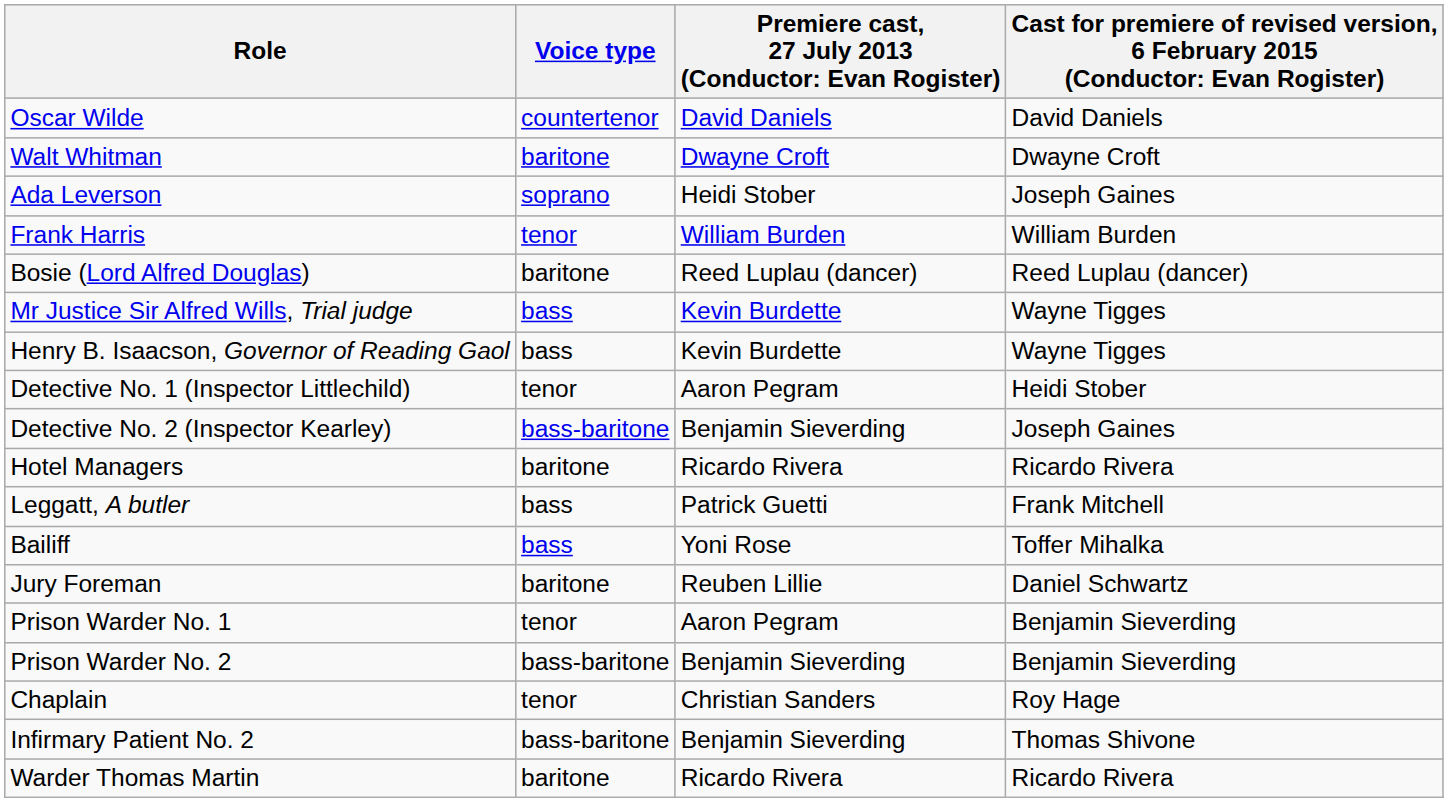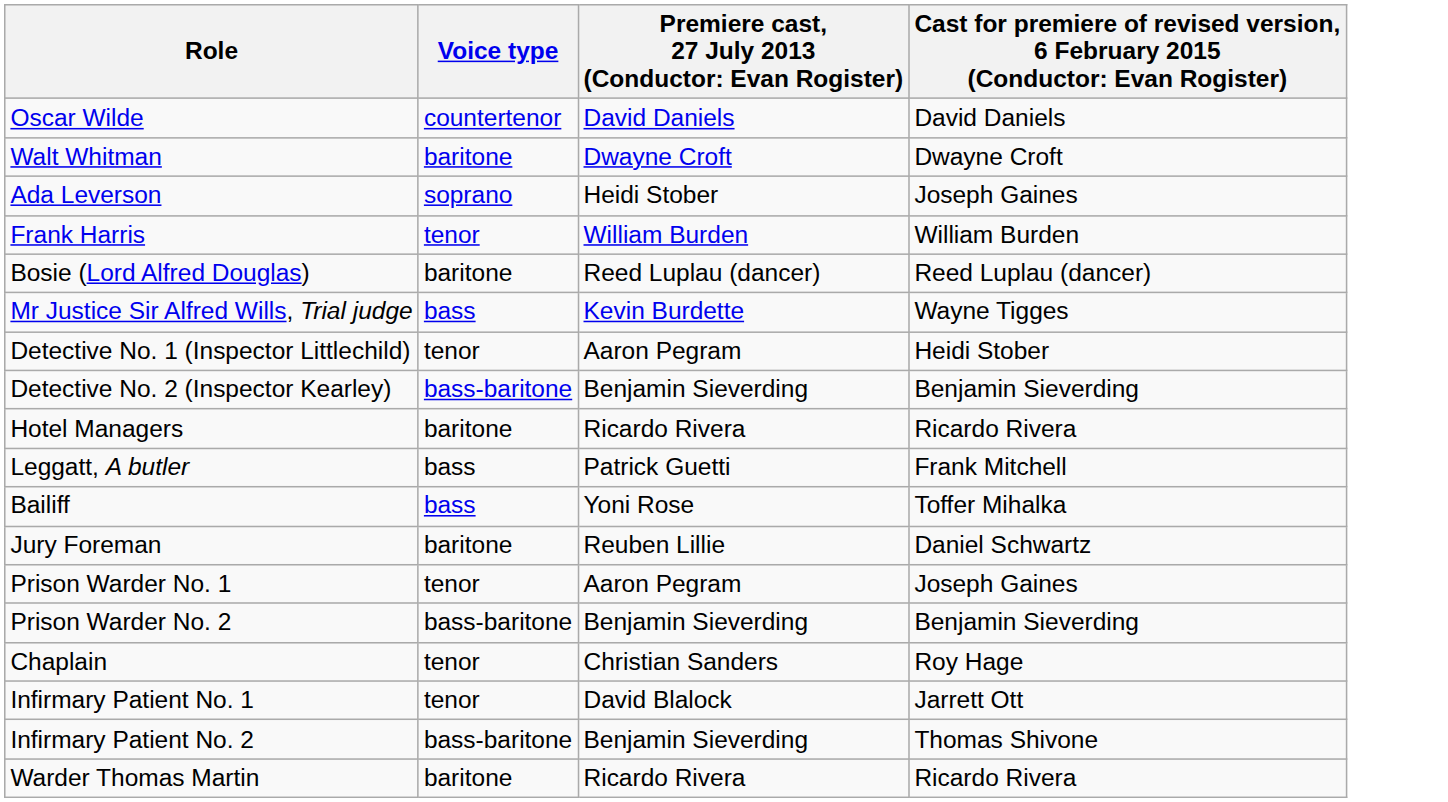- row: (260, 350)
(1093, 428) Joseph Gaines -> (1027, 389) Benjamin Sieverding
(1124, 622) Benjamin Sieverding -> (996, 583) Joseph Gaines
+ row: (132, 700)
